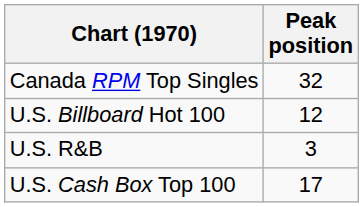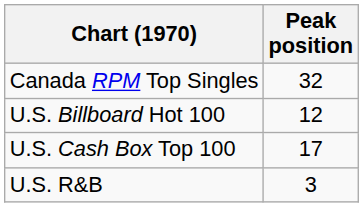rows swapped: (56, 149) <-> (123, 184)
